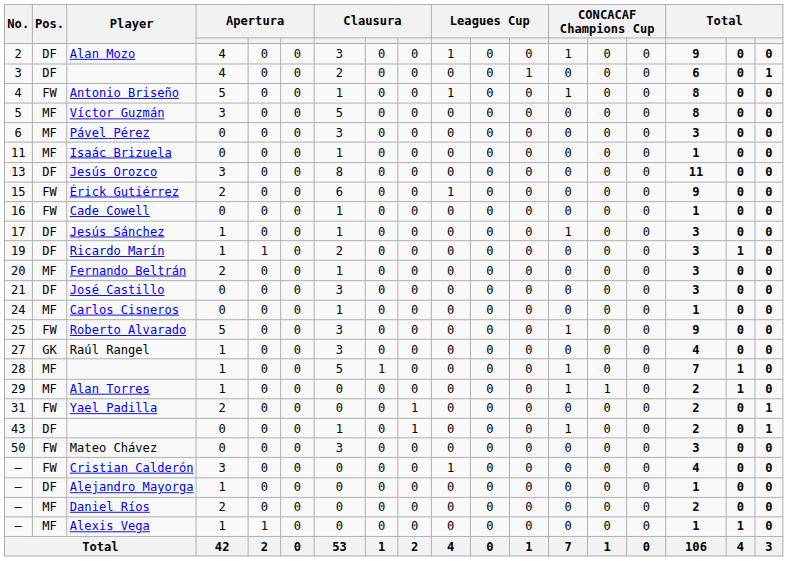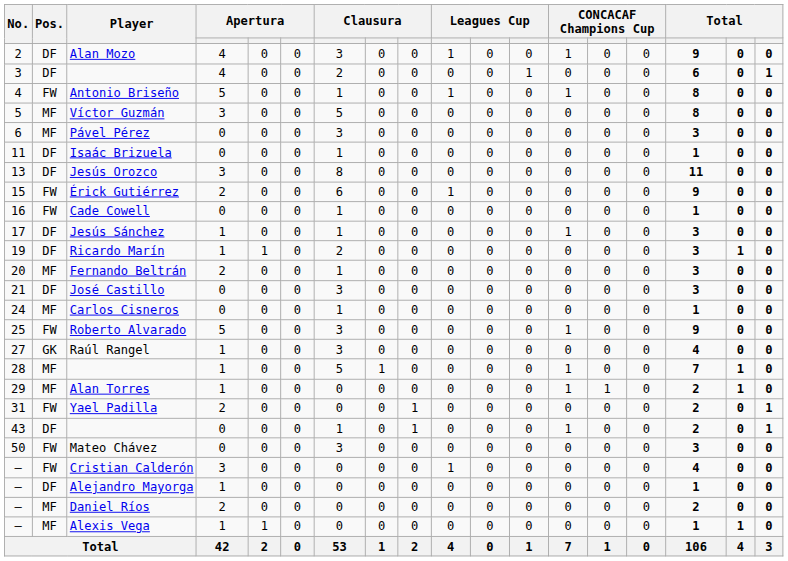(49, 152) MF -> (49, 152) DF
